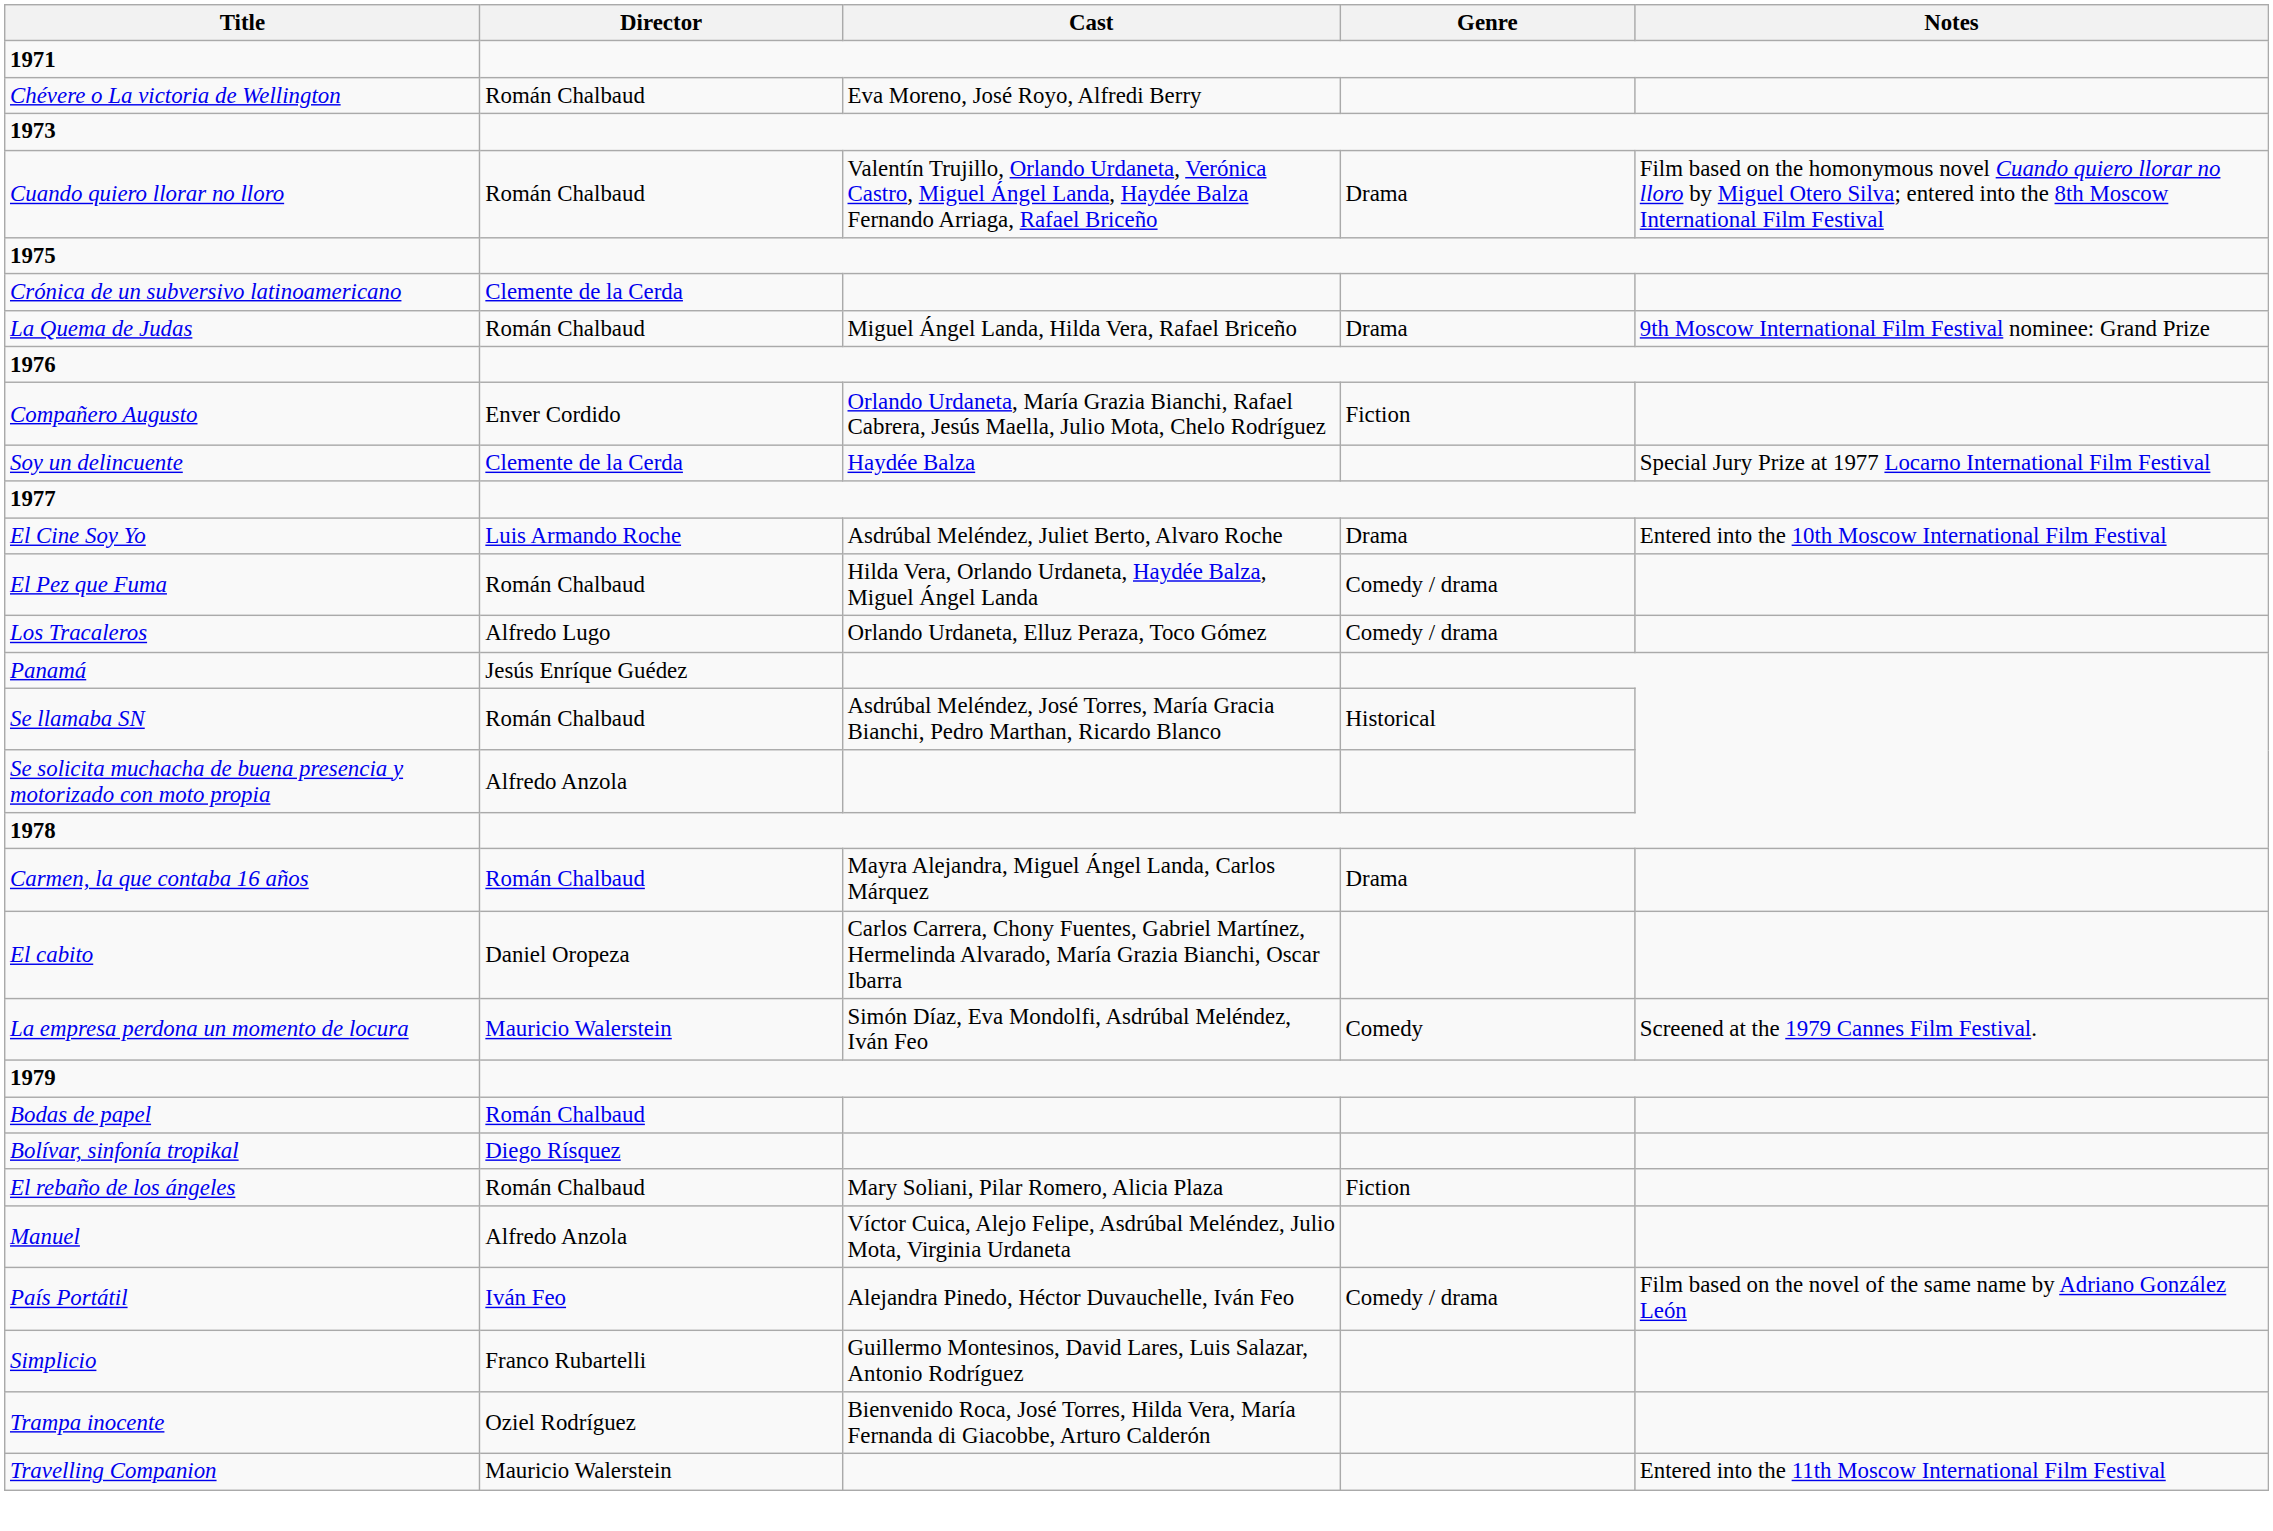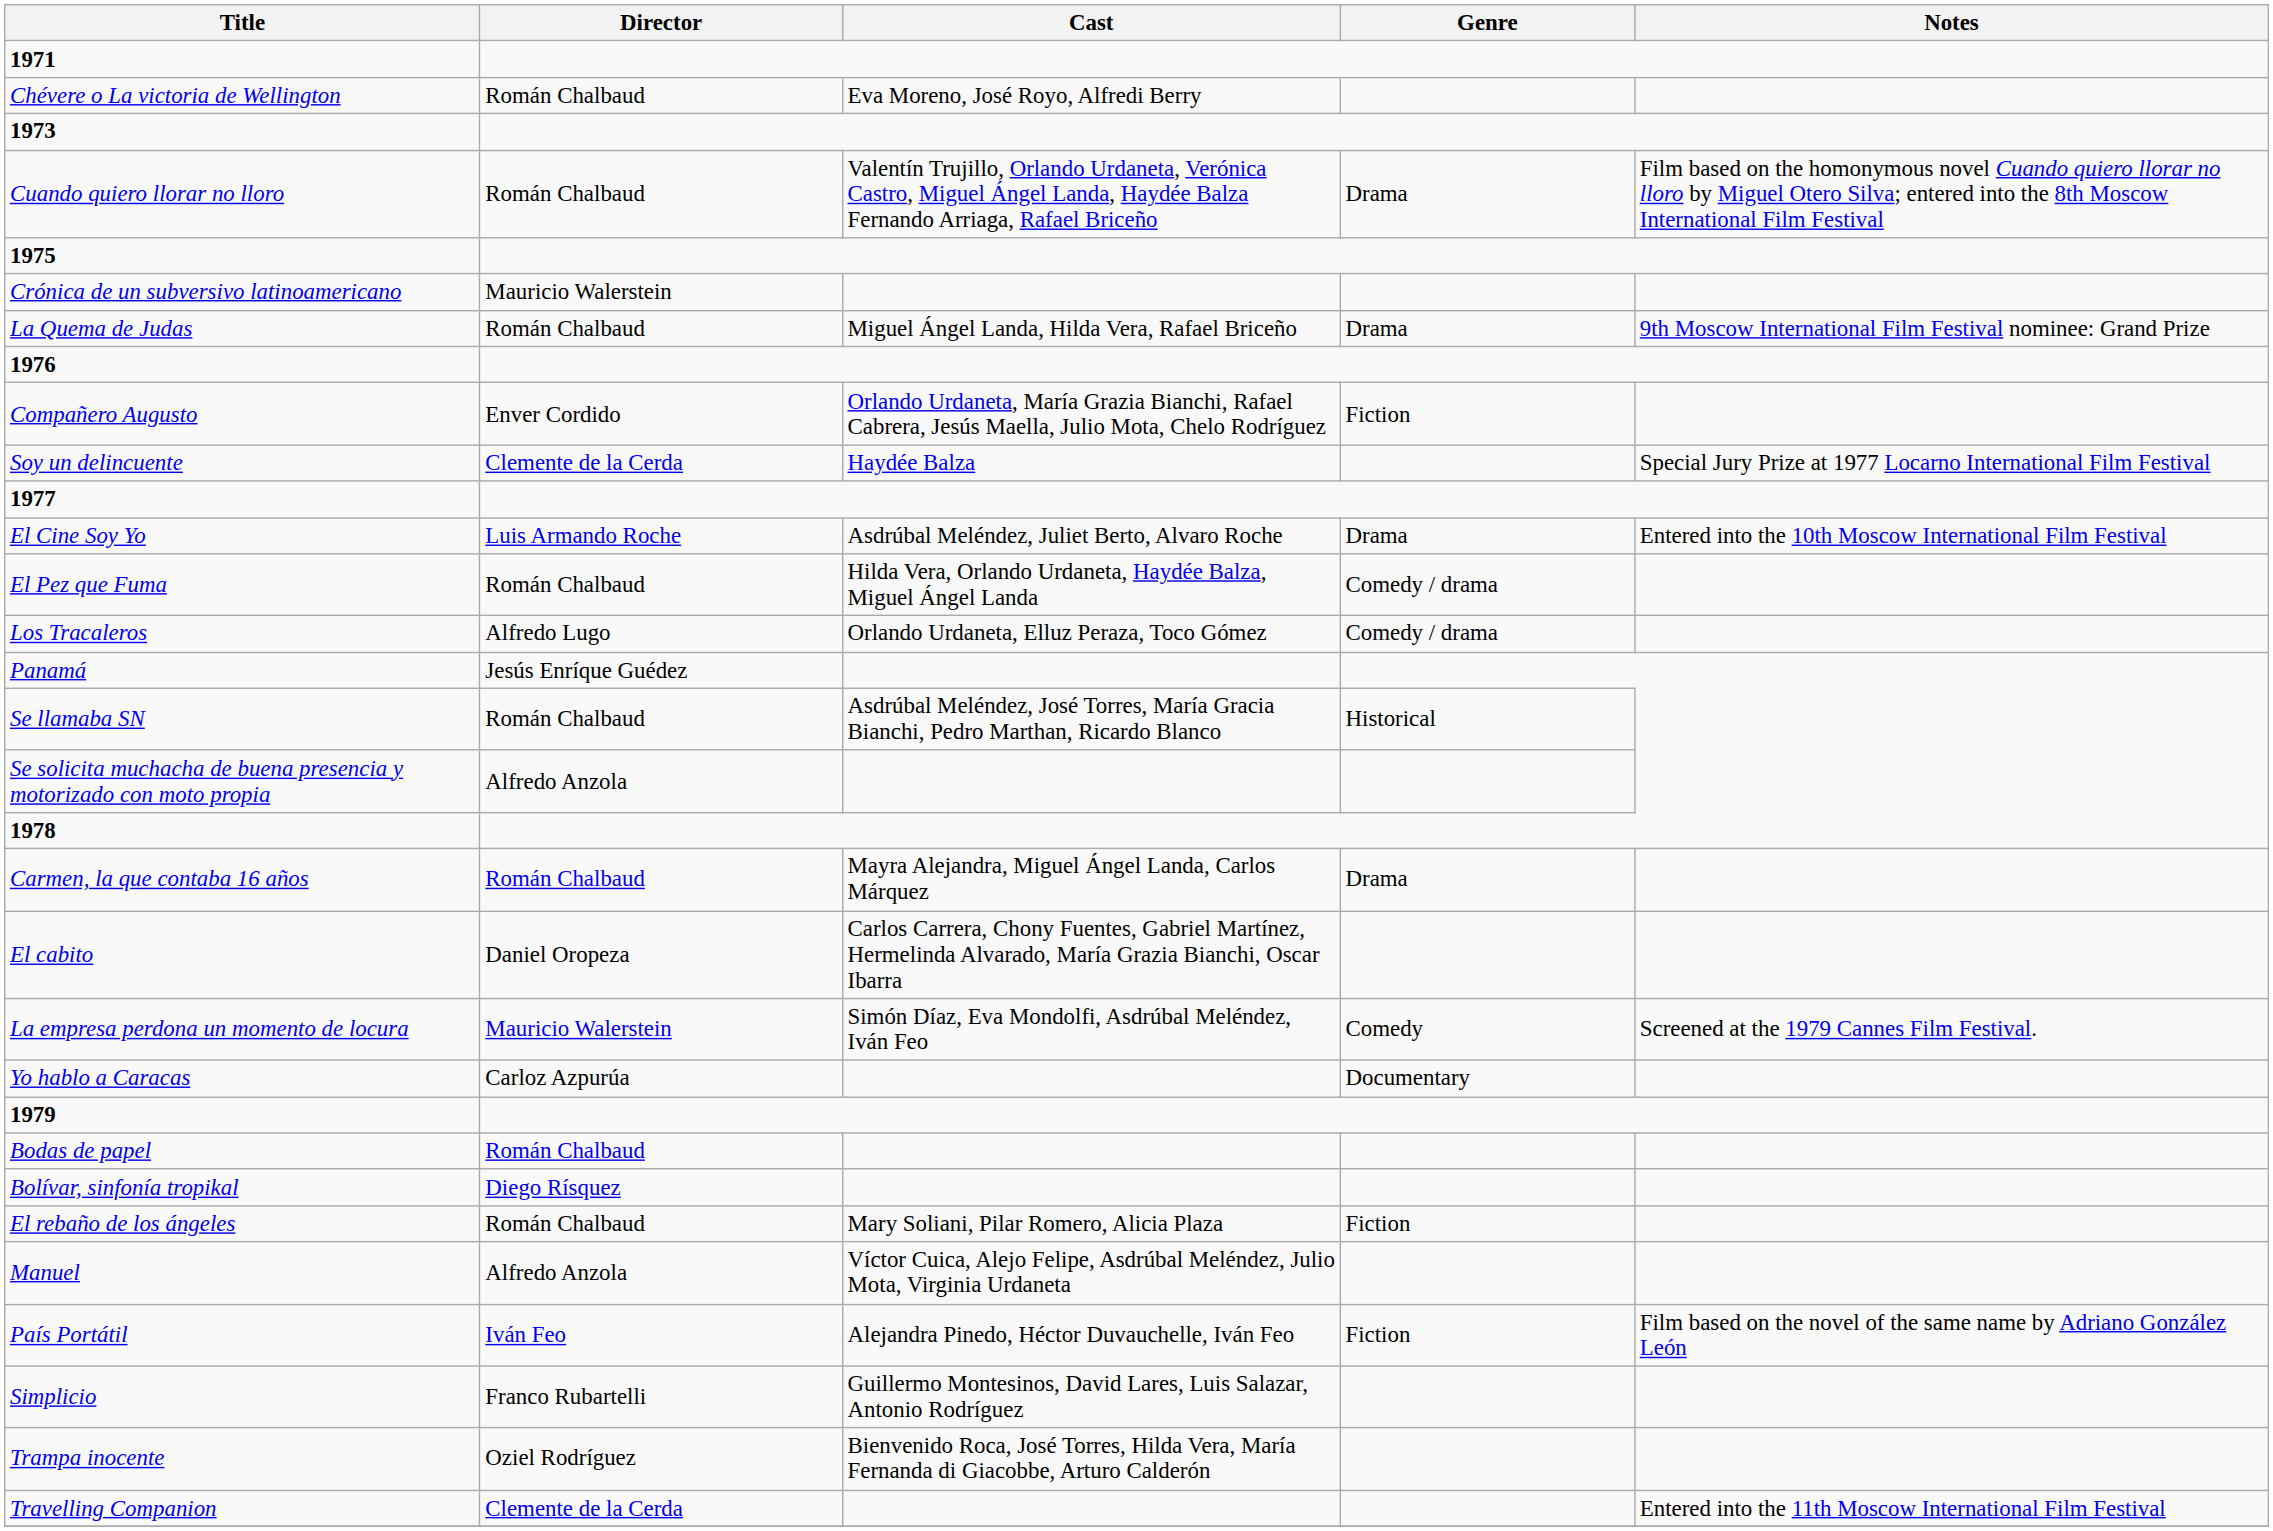(584, 291) Clemente de la Cerda -> (579, 291) Mauricio Walerstein
+ row: (100, 1078)
(1422, 1298) Comedy / drama -> (1378, 1334) Fiction
(579, 1471) Mauricio Walerstein -> (584, 1507) Clemente de la Cerda
